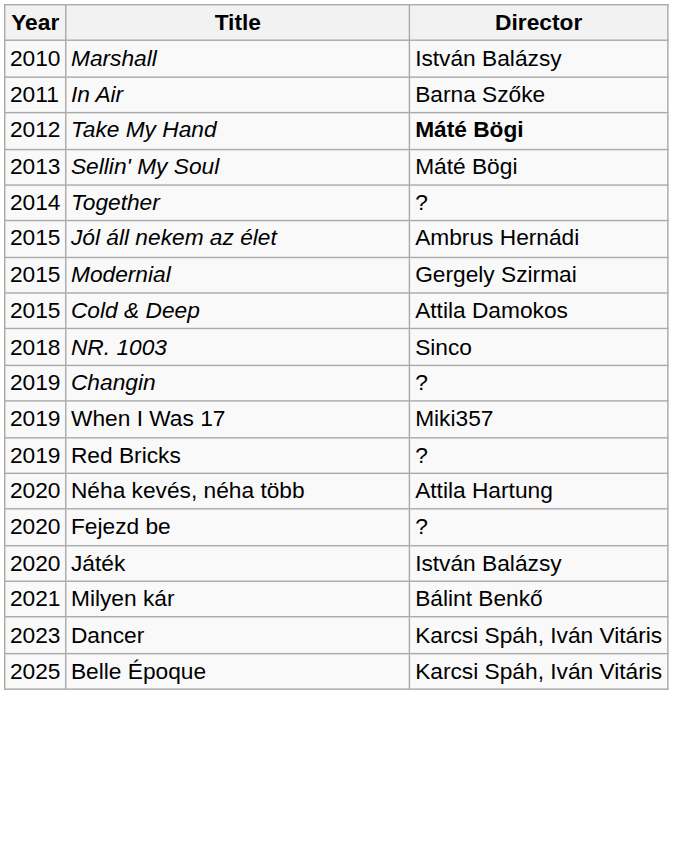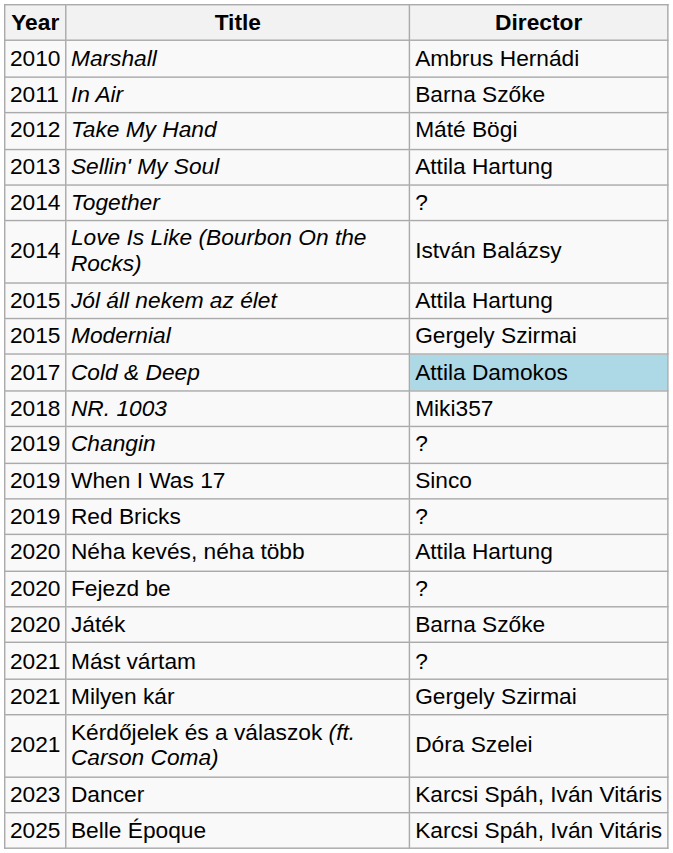(488, 58) István Balázsy -> (497, 58) Ambrus Hernádi
(469, 130) bold -> (466, 130) normal
(466, 166) Máté Bögi -> (484, 166) Attila Hartung
+ row: (219, 251)
(497, 238) Ambrus Hernádi -> (484, 300) Attila Hartung
(35, 310) 2015 -> (35, 372) 2017
(492, 310) no background -> (492, 372) lightblue background
(444, 346) Sinco -> (454, 408) Miki357
(454, 418) Miki357 -> (444, 480) Sinco
(488, 563) István Balázsy -> (480, 624) Barna Szőke
+ row: (133, 660)
(479, 599) Bálint Benkő -> (496, 696) Gergely Szirmai
+ row: (213, 745)
